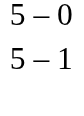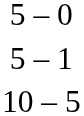+ row: (41, 101)
